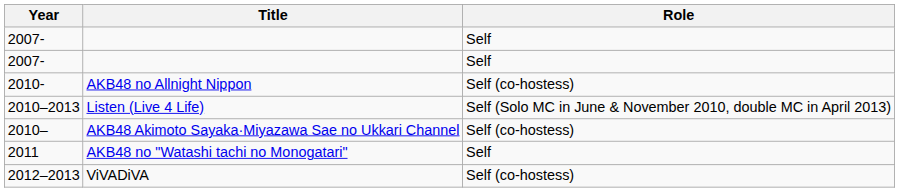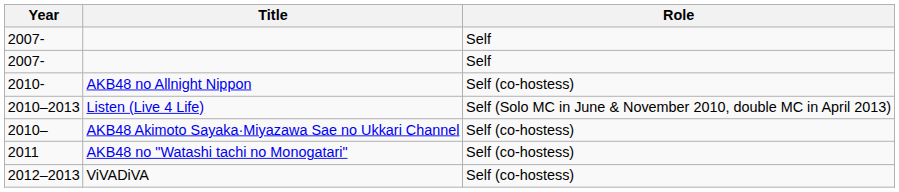(479, 152) Self -> (520, 152) Self (co-hostess)
